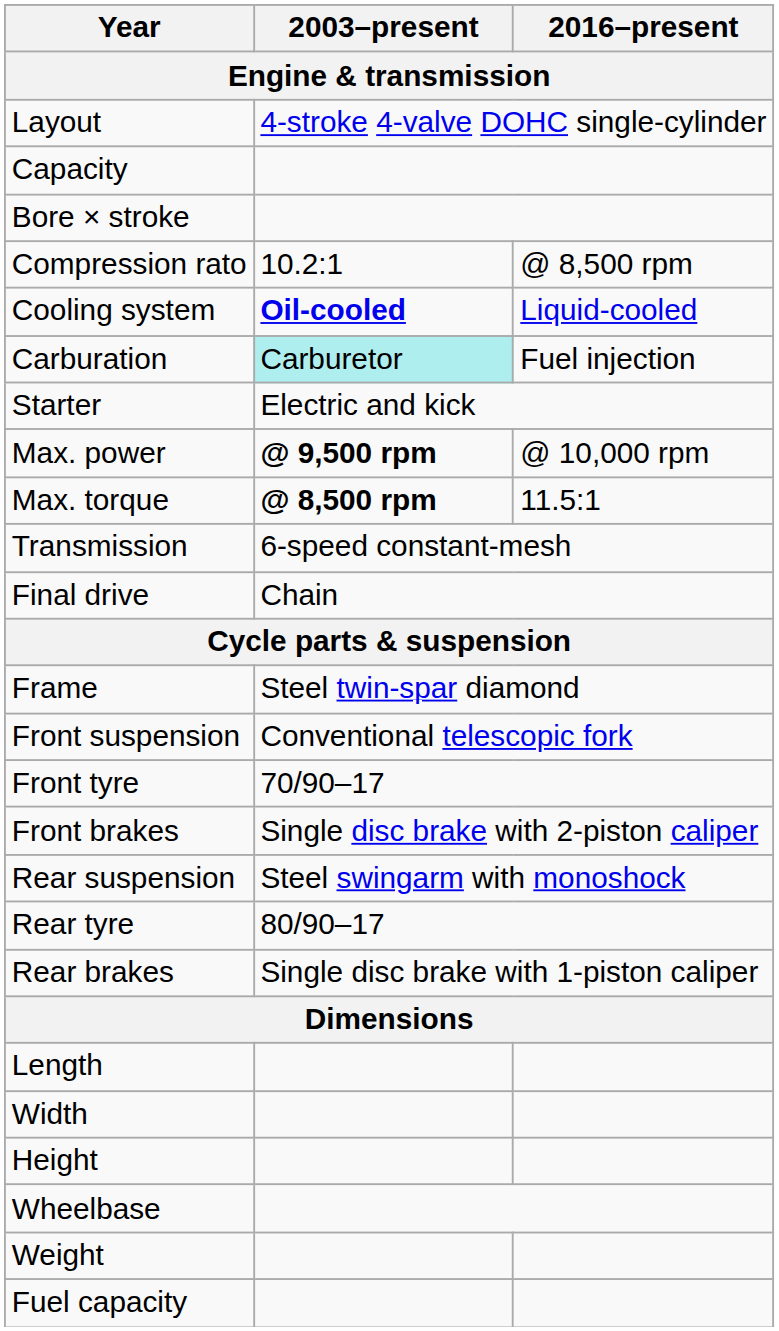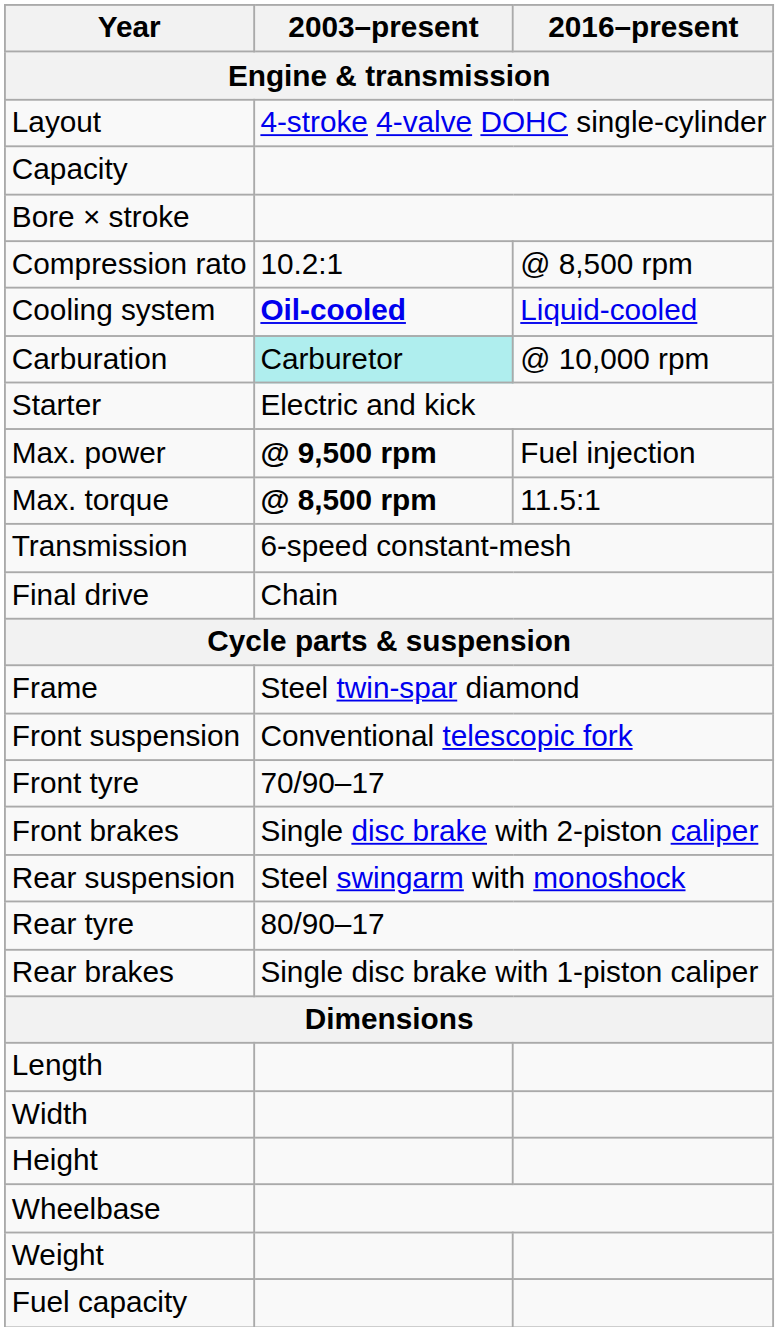(608, 358) Fuel injection -> (615, 358) @ 10,000 rpm
(615, 452) @ 10,000 rpm -> (608, 452) Fuel injection
